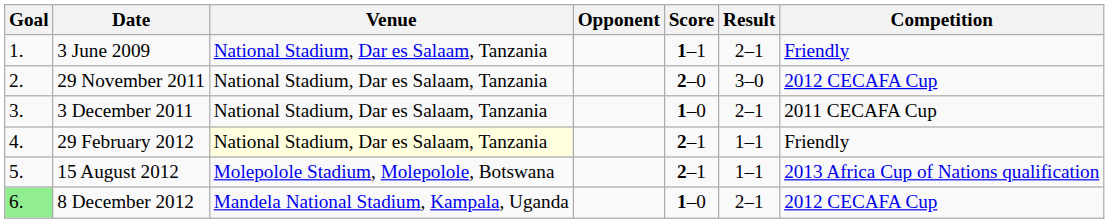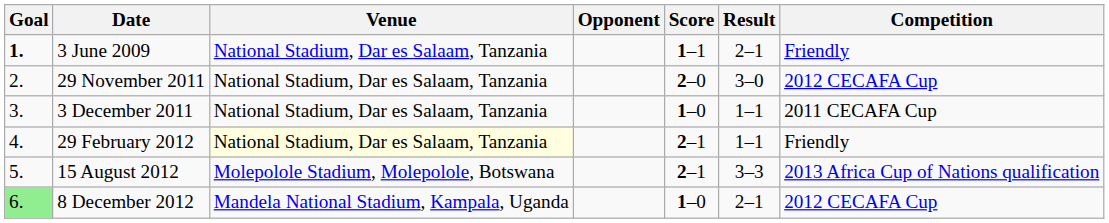(16, 50) normal -> (16, 50) bold
(749, 111) 2–1 -> (749, 111) 1–1
(749, 171) 1–1 -> (749, 171) 3–3
